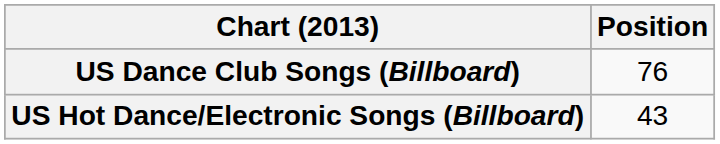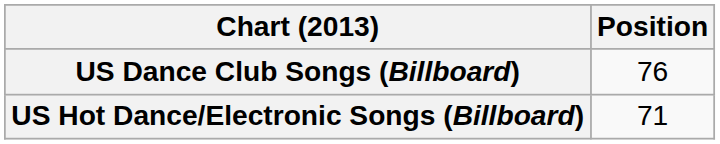(653, 116) 43 -> (653, 116) 71
